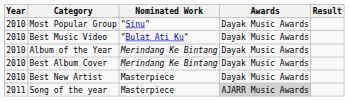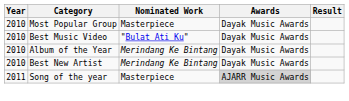(135, 24) "Sinu" -> (147, 24) Masterpiece
- row: (68, 63)
(147, 77) Masterpiece -> (169, 63) Merindang Ke Bintang
